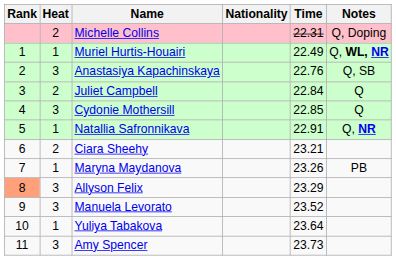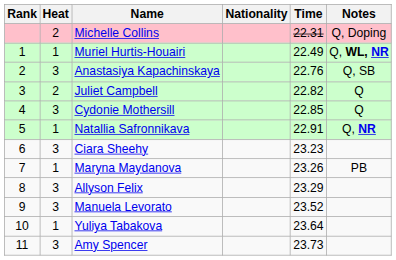(308, 91) 22.84 -> (308, 91) 22.82
(56, 149) 2 -> (56, 149) 3
(308, 149) 23.21 -> (308, 149) 23.23
(22, 187) lightsalmon background -> (22, 187) no background
